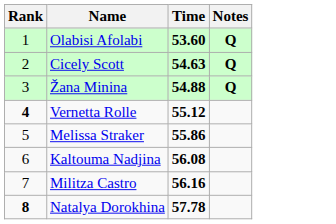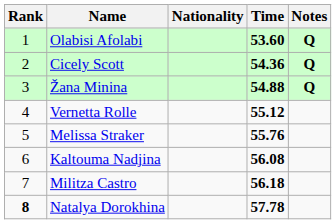+ column: (208, 16)
(189, 64) 54.63 -> (267, 64) 54.36
(25, 111) bold -> (25, 111) normal
(189, 135) 55.86 -> (267, 135) 55.76
(189, 183) 56.16 -> (267, 183) 56.18
